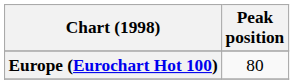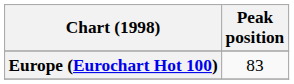(255, 65) 80 -> (255, 65) 83
